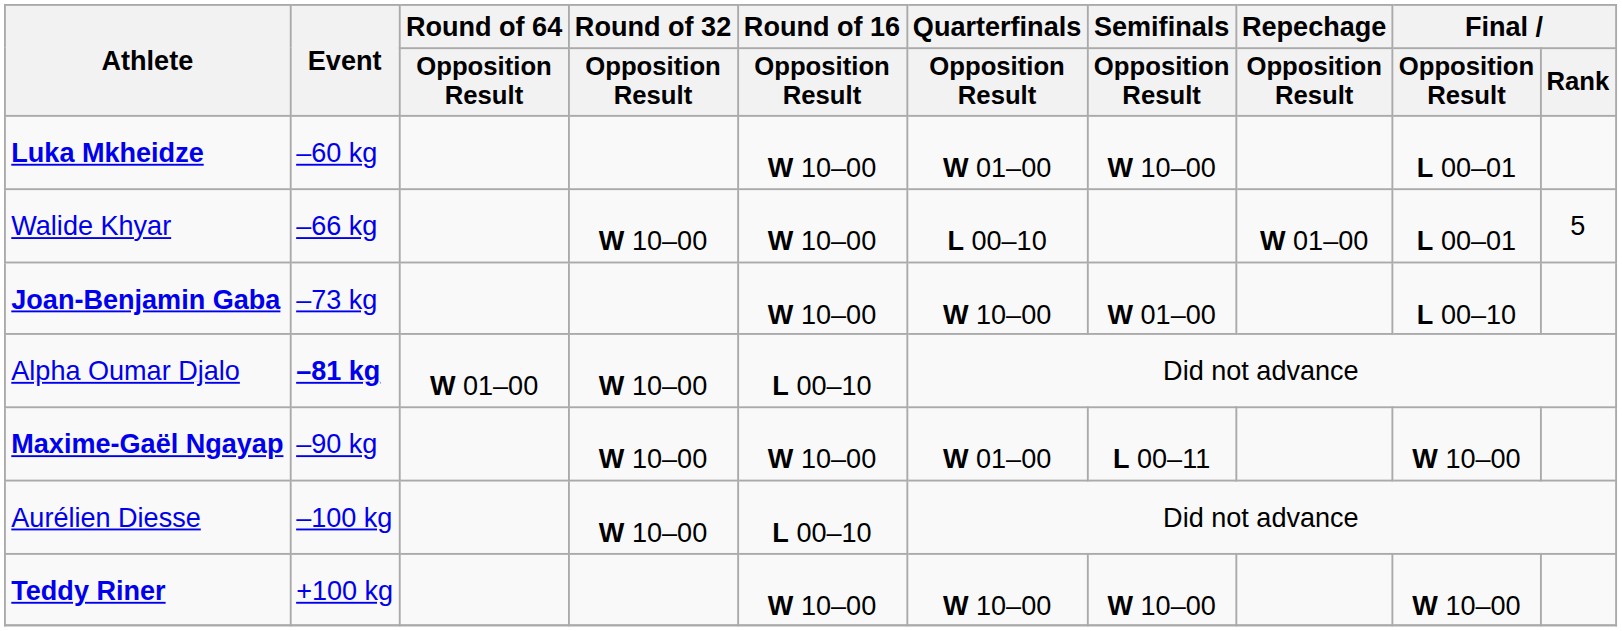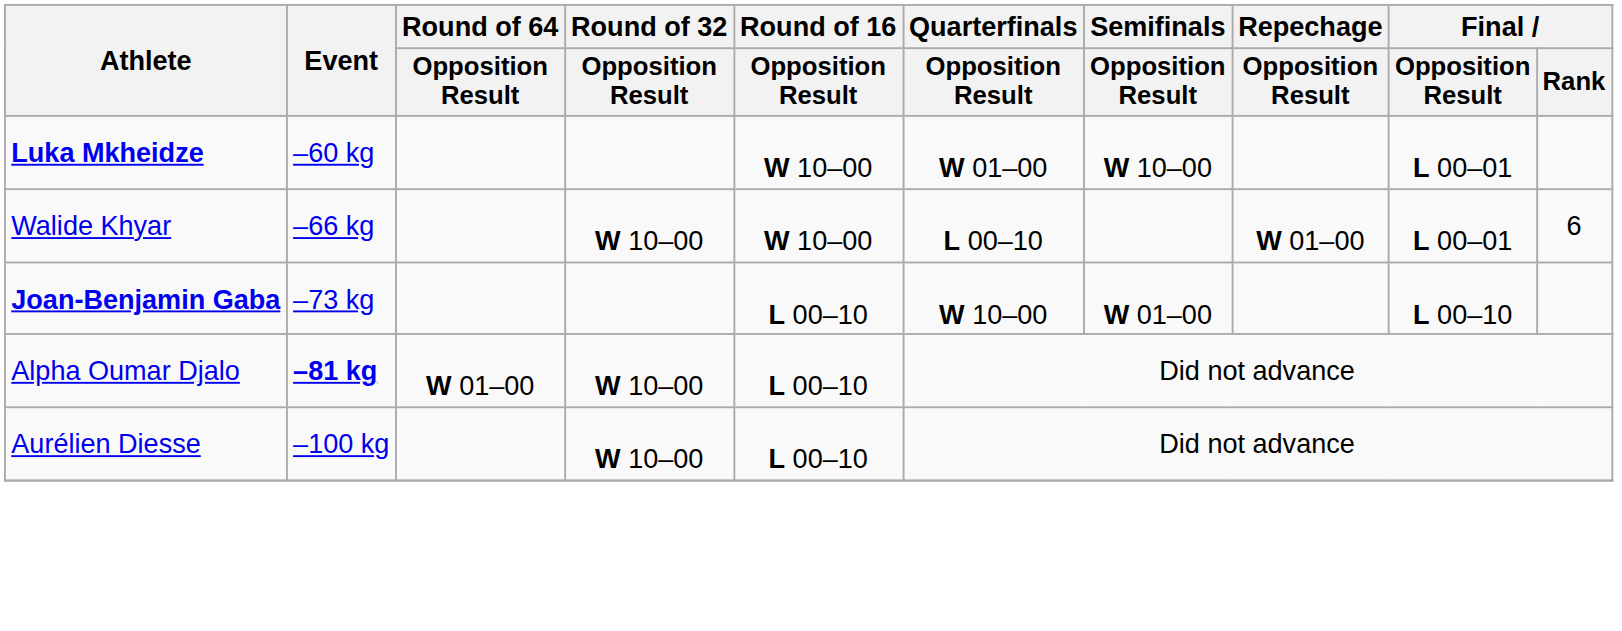(1578, 226) 5 -> (1574, 226) 6
(822, 314) W 10–00 -> (818, 314) L 00–10
- row: (147, 444)
- row: (88, 590)
